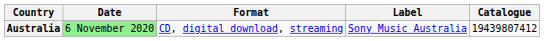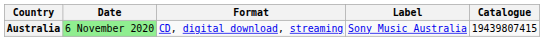(504, 29) 19439807412 -> (504, 29) 19439807415
